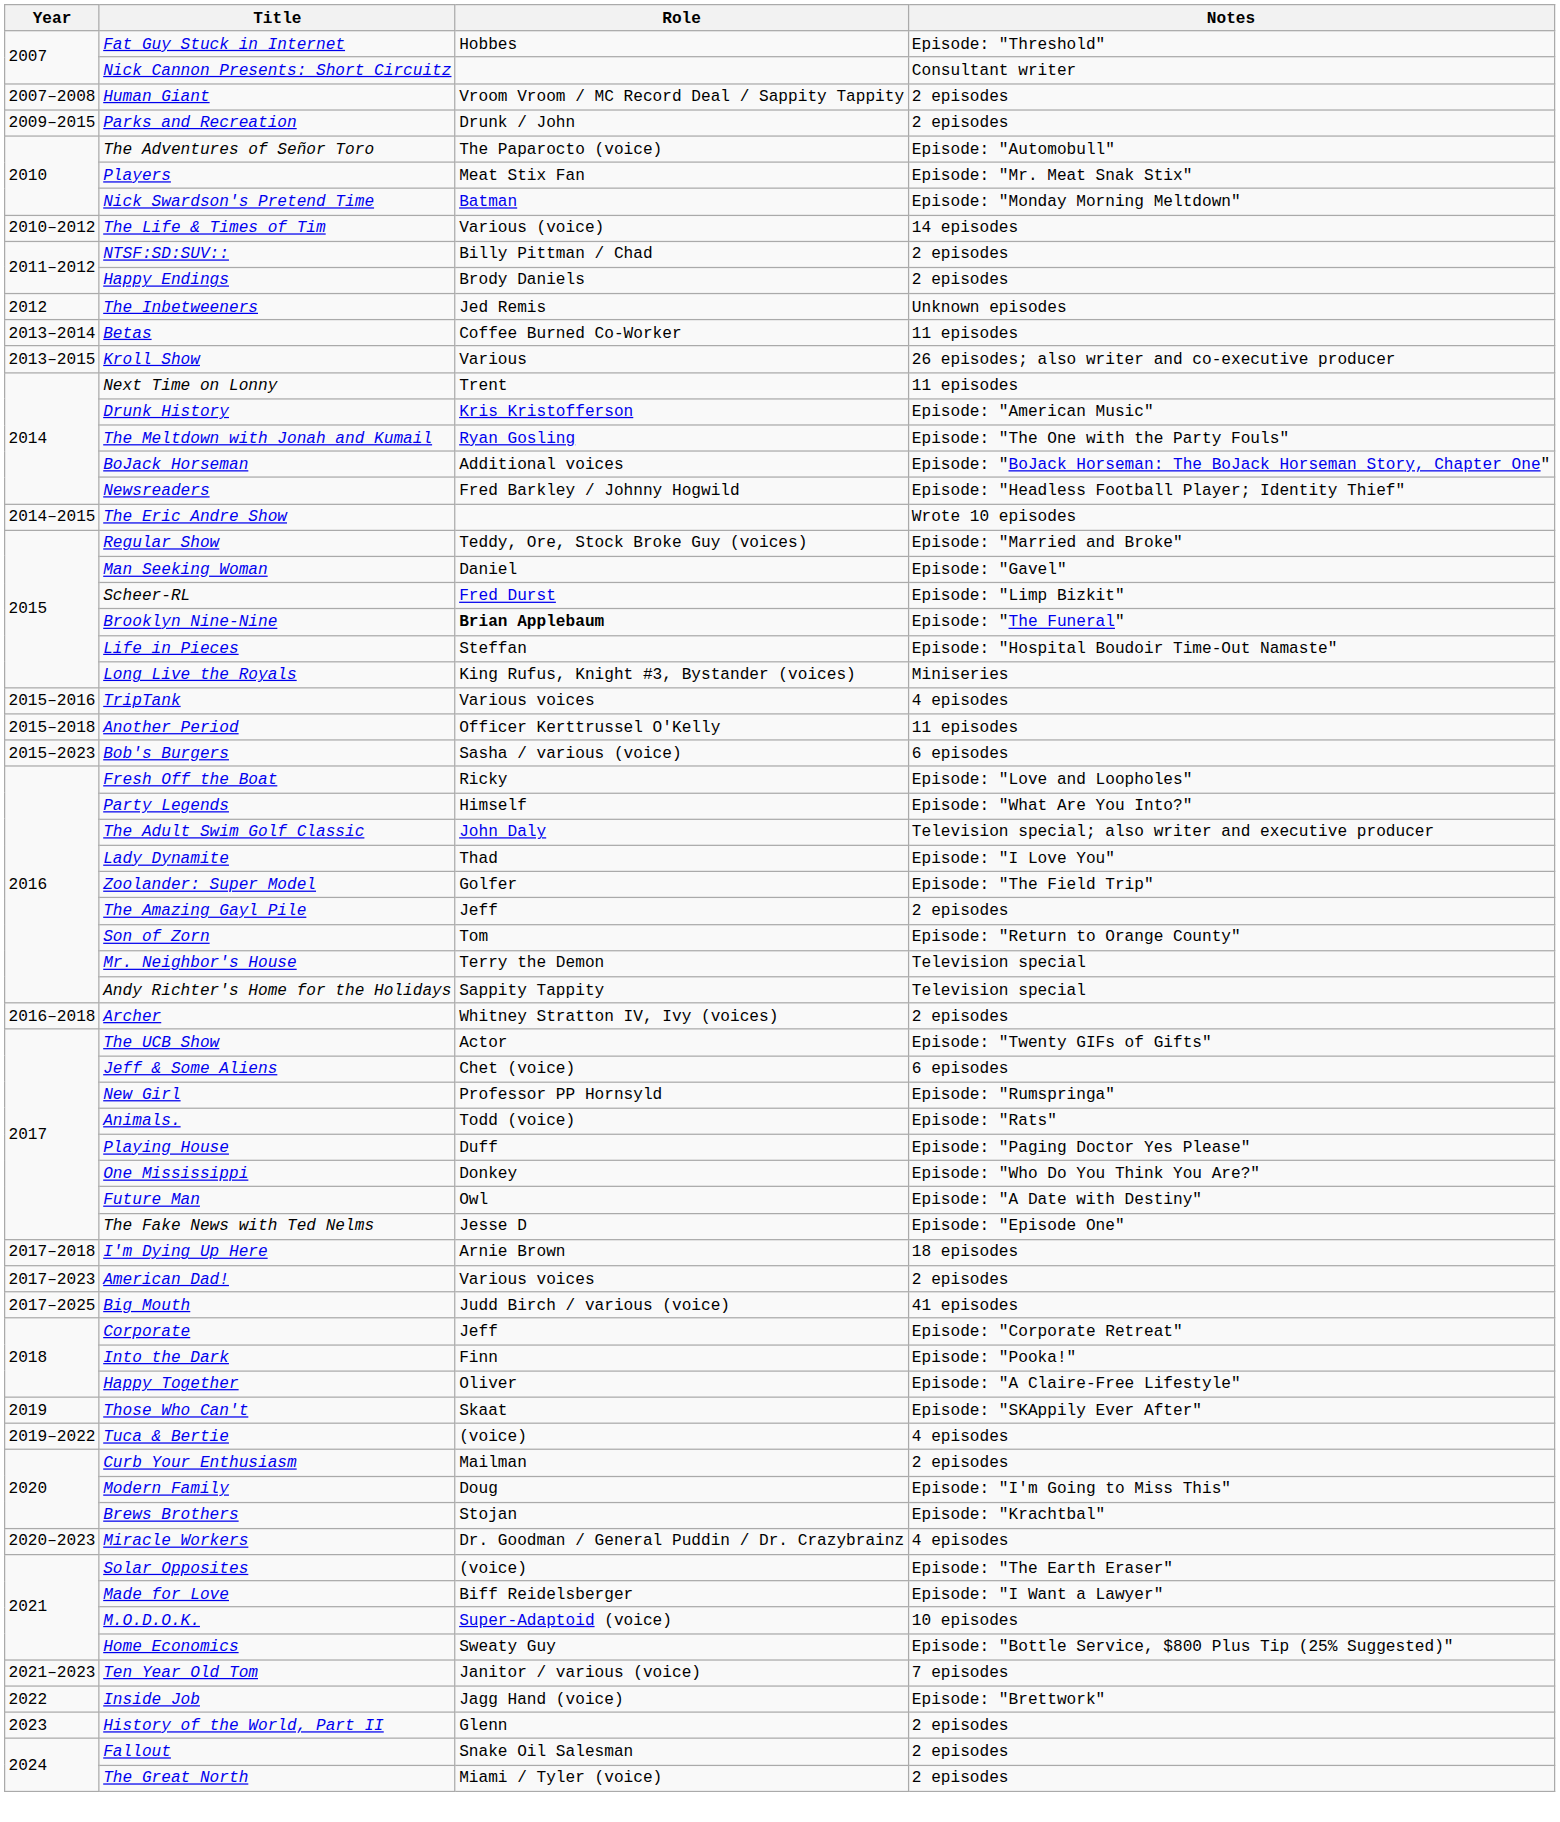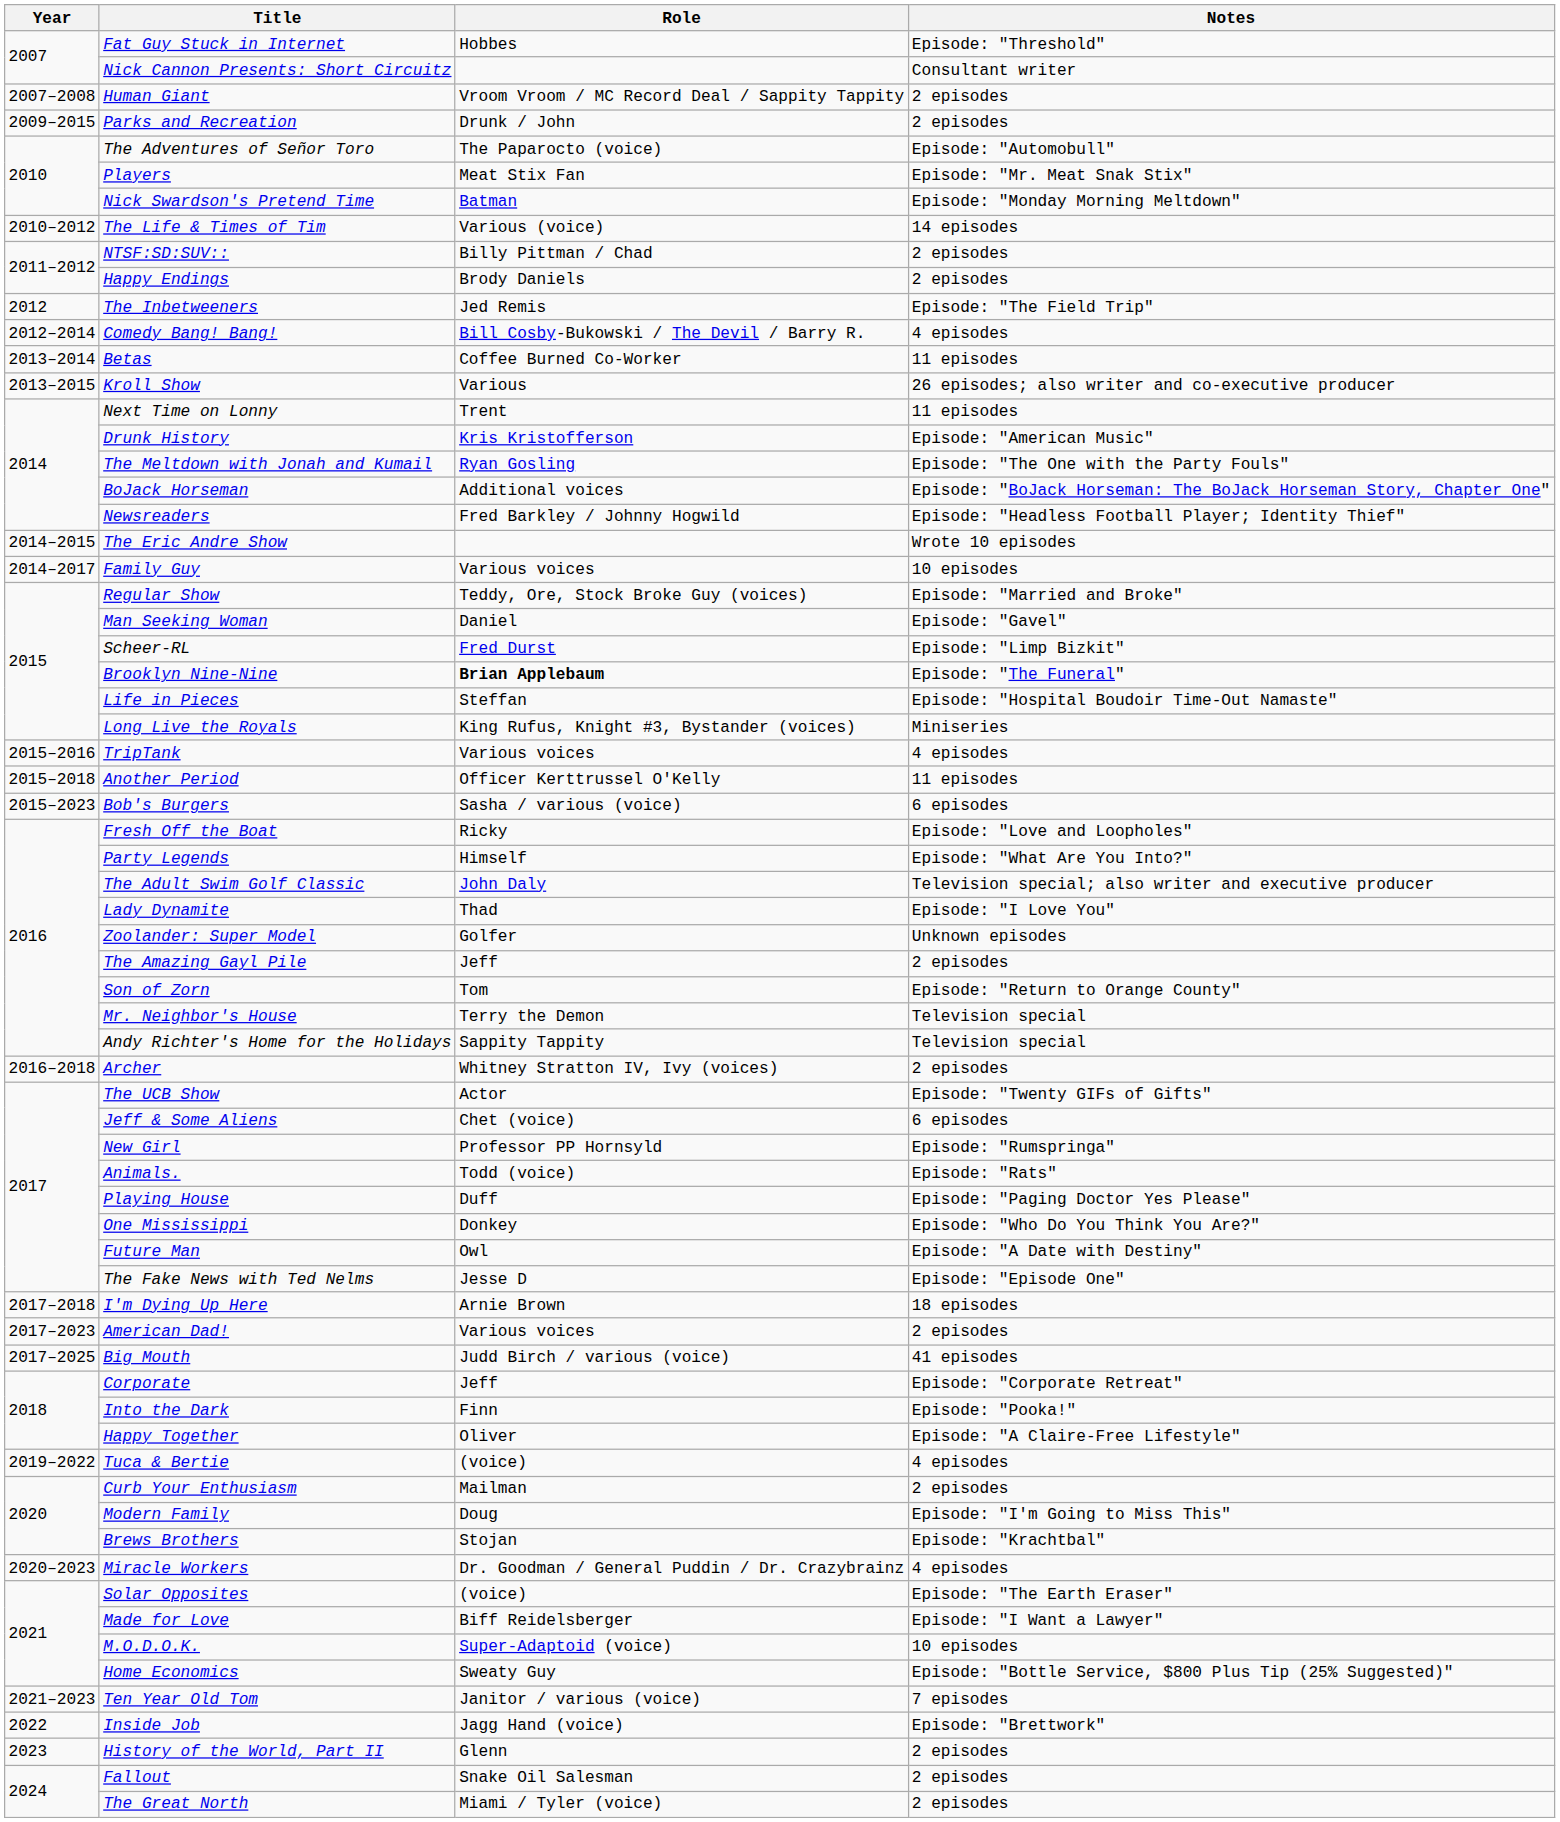(989, 307) Unknown episodes -> (1033, 307) Episode: "The Field Trip"
+ row: (190, 333)
+ row: (152, 569)
(1033, 885) Episode: "The Field Trip" -> (989, 937) Unknown episodes
- row: (176, 1410)
